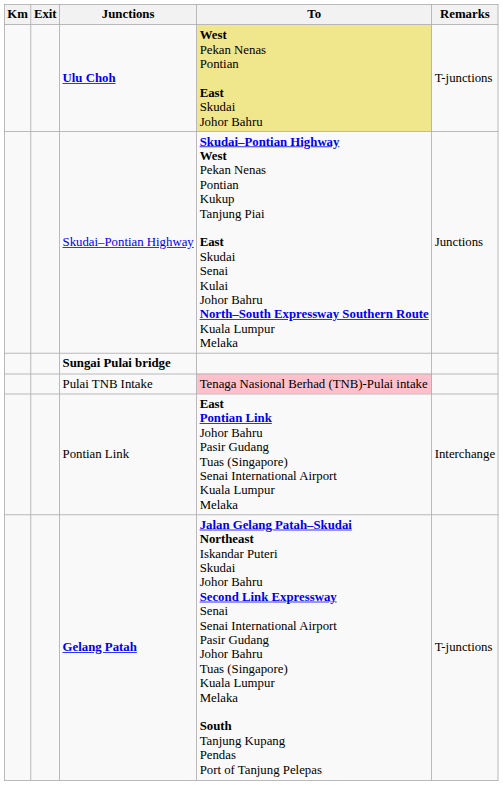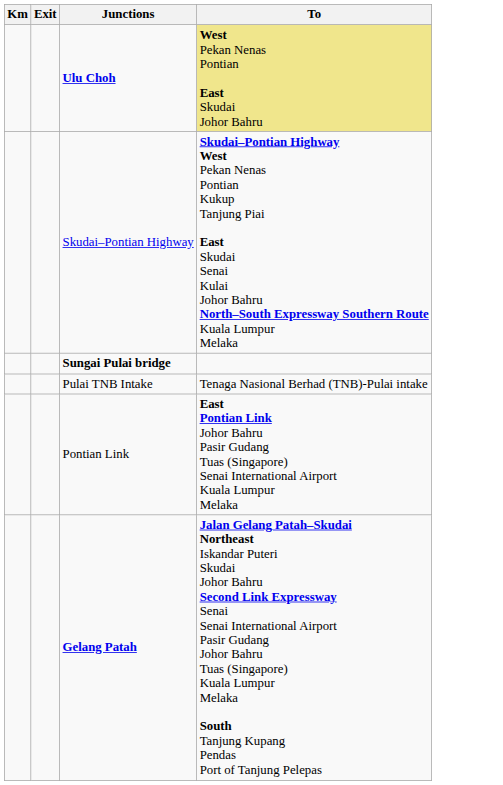- column: (465, 14)
(314, 383) pink background -> (314, 383) no background
